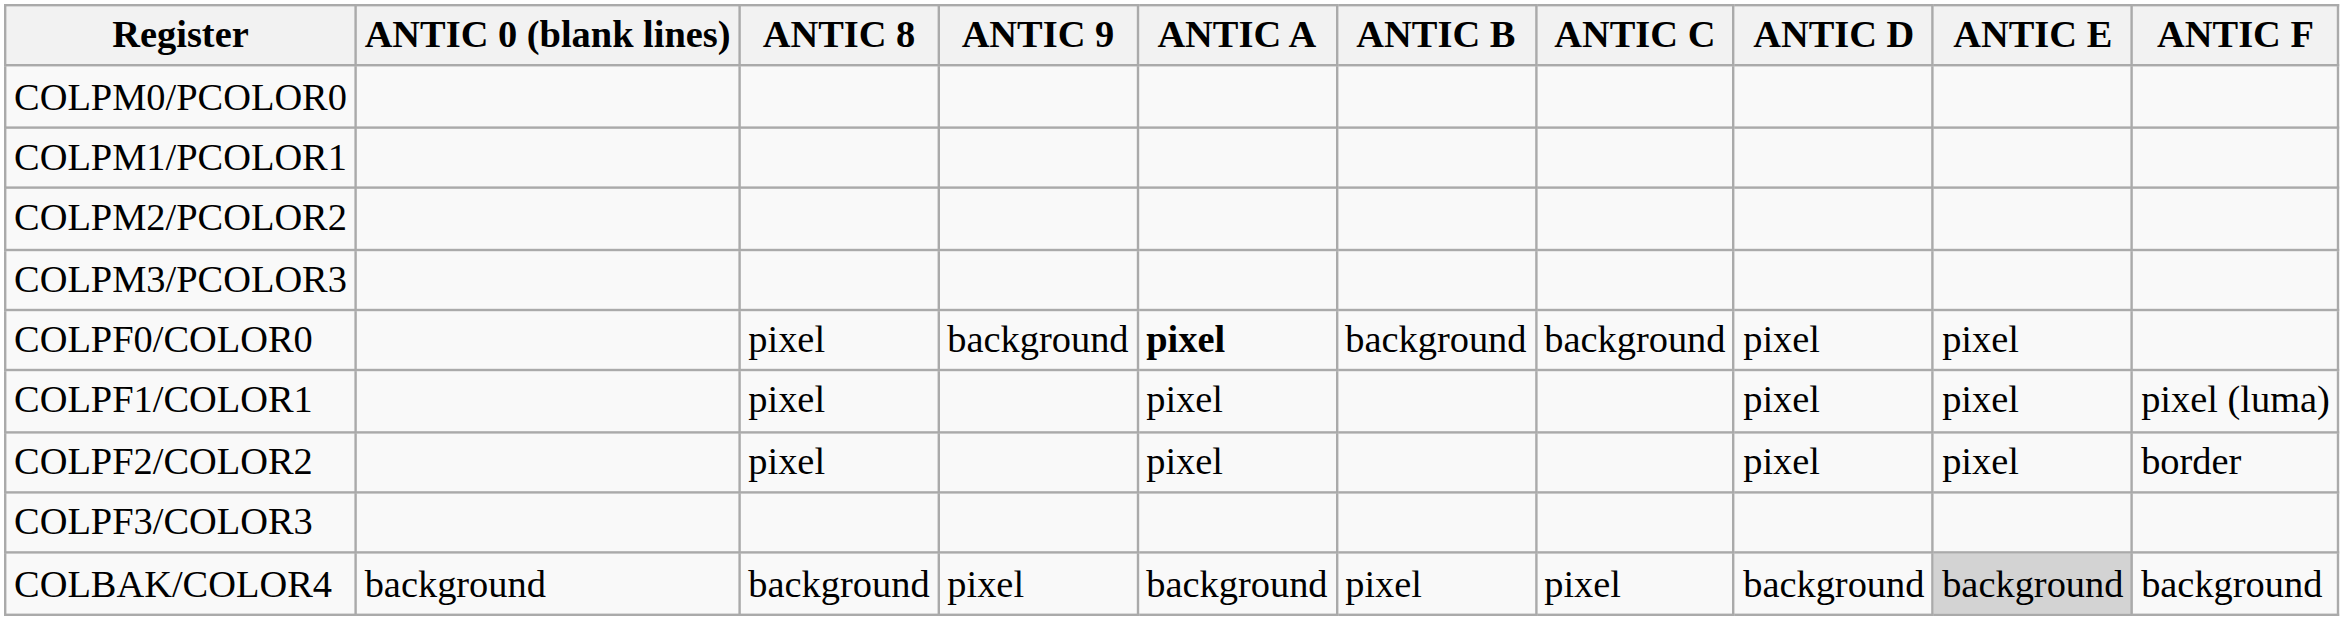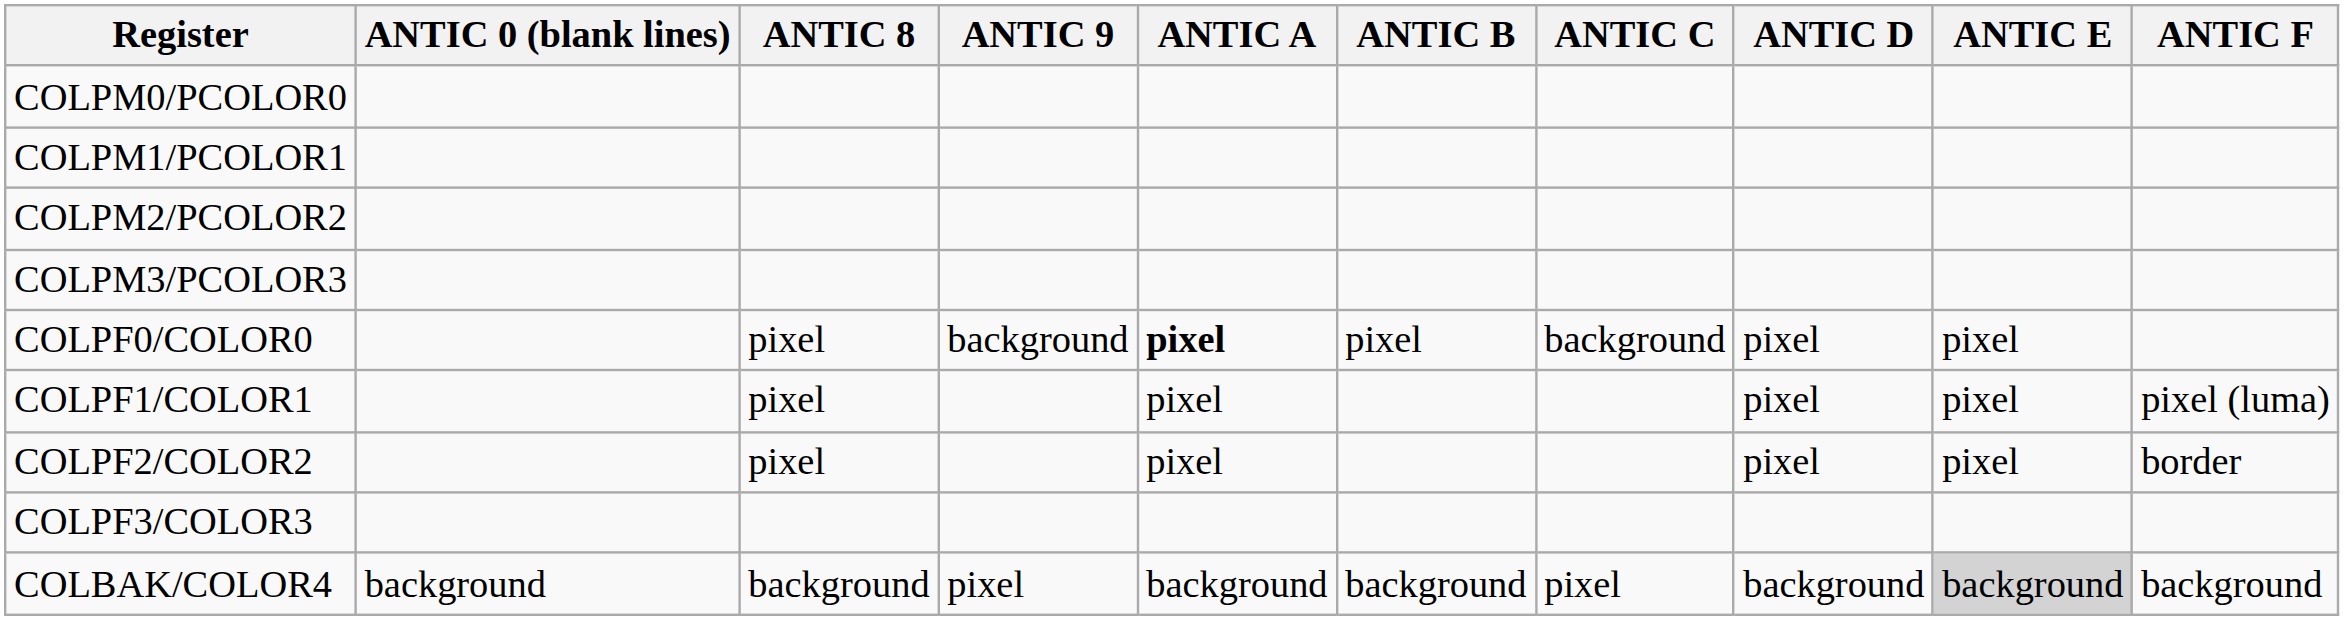(1436, 339) background -> (1384, 339) pixel
(1384, 583) pixel -> (1436, 583) background
